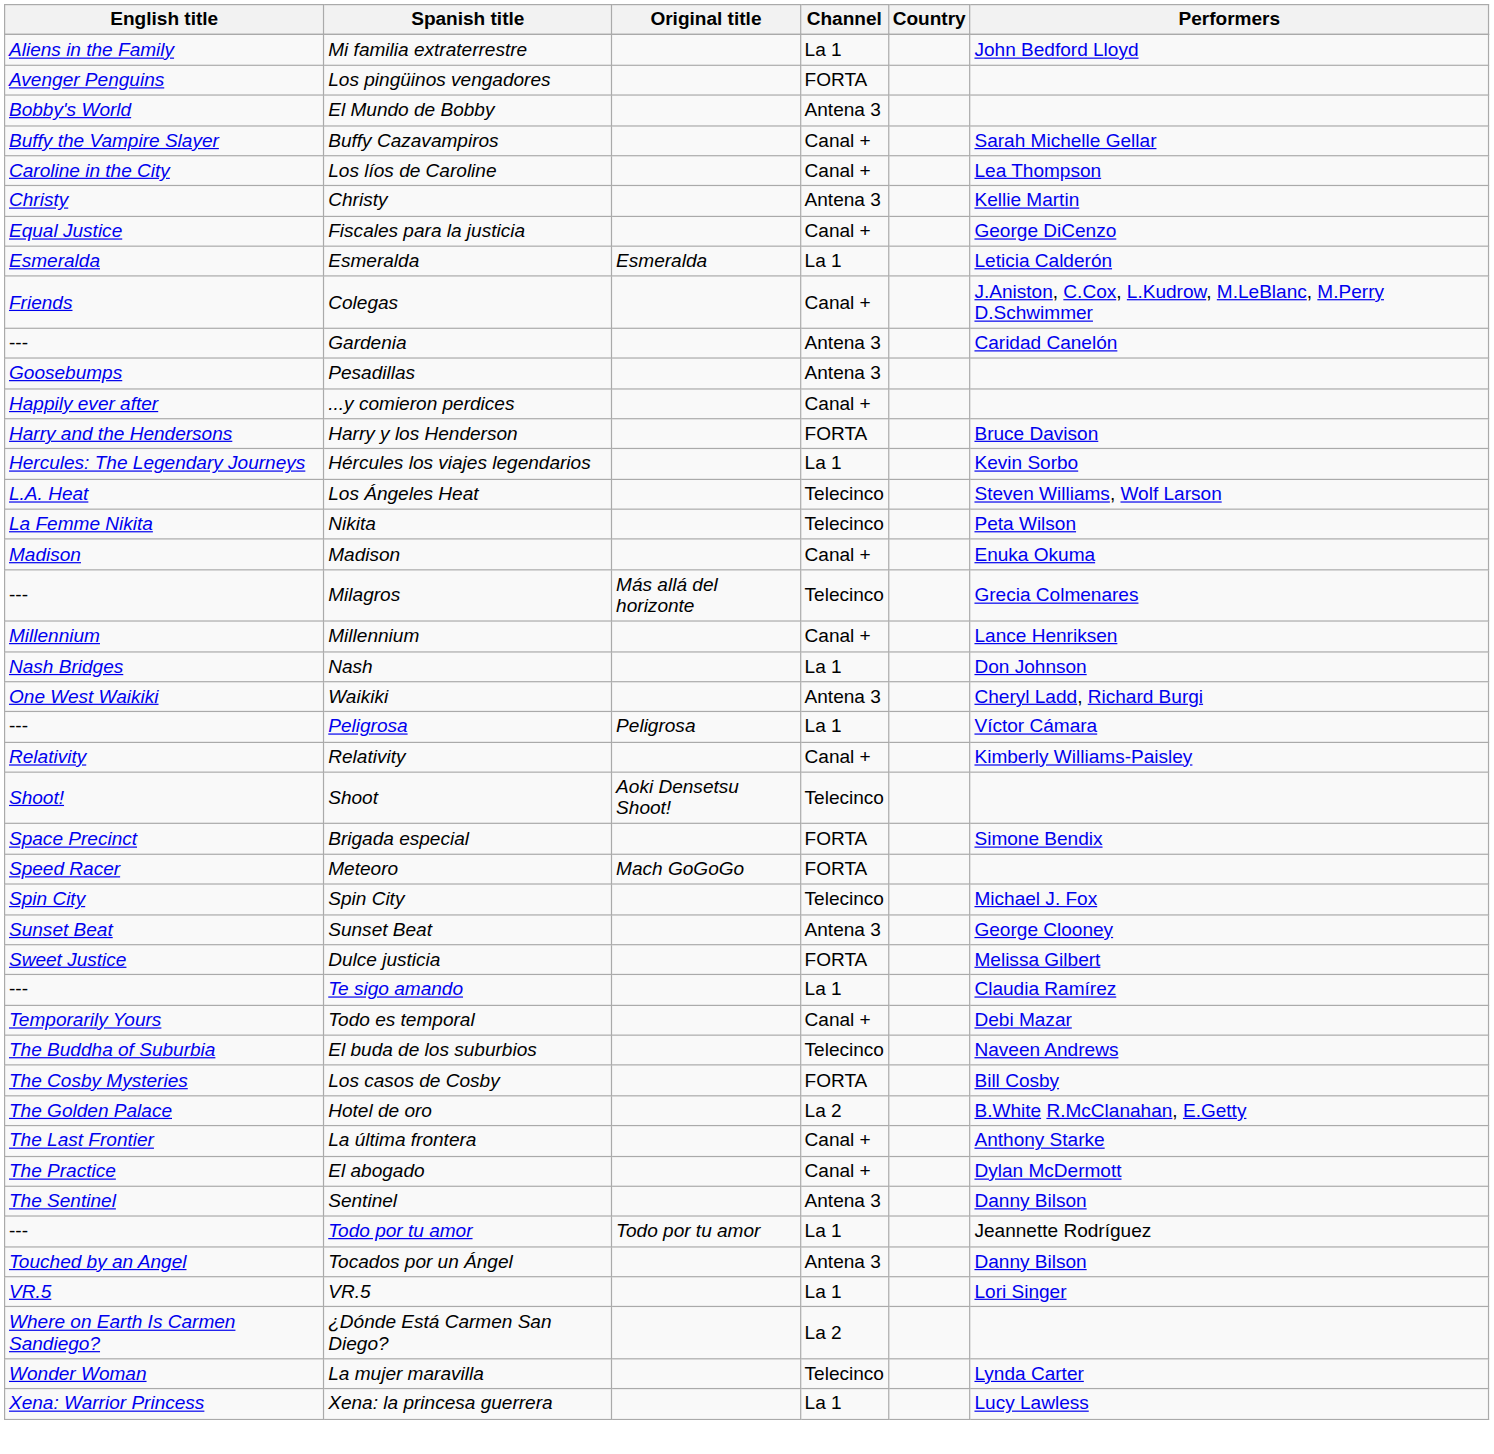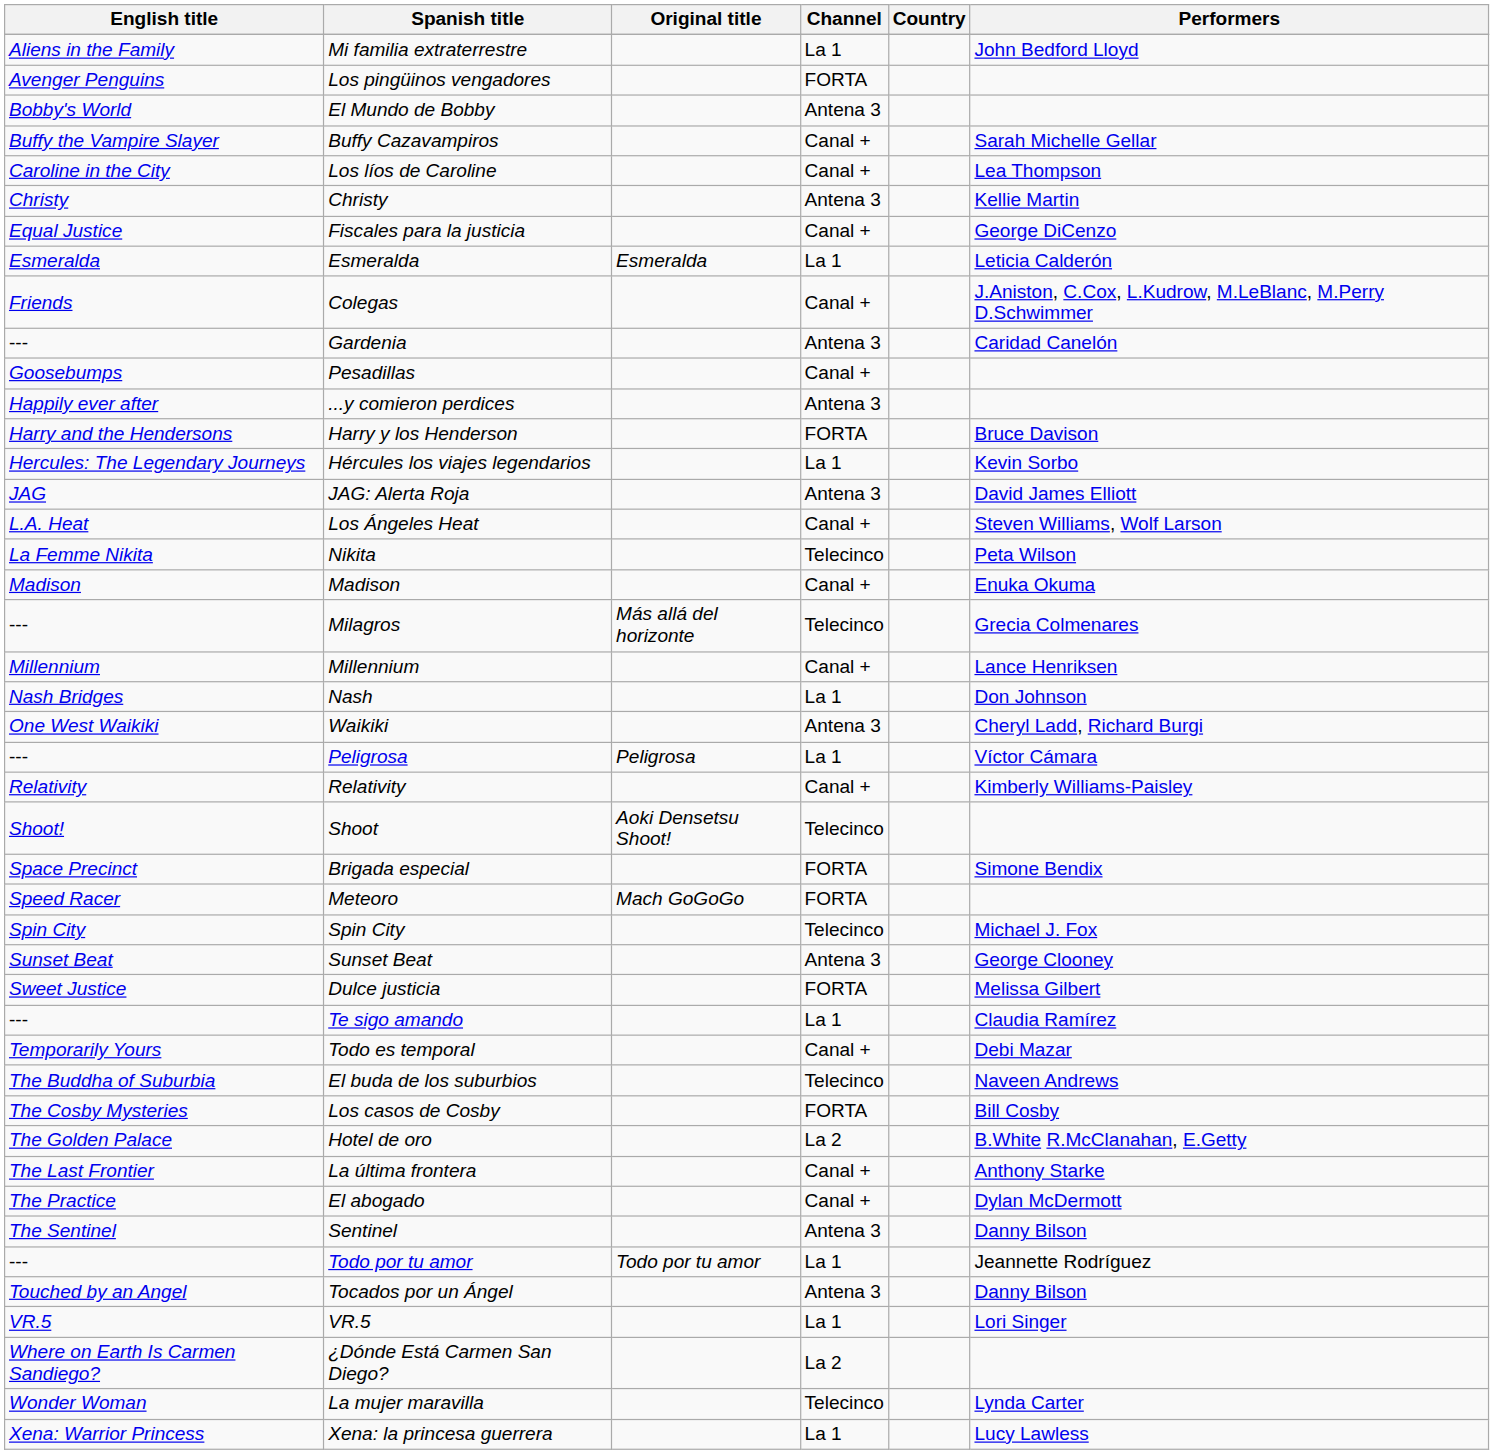(843, 373) Antena 3 -> (838, 373) Canal +
(838, 403) Canal + -> (843, 403) Antena 3
+ row: (399, 493)
(844, 493) Telecinco -> (838, 524) Canal +
